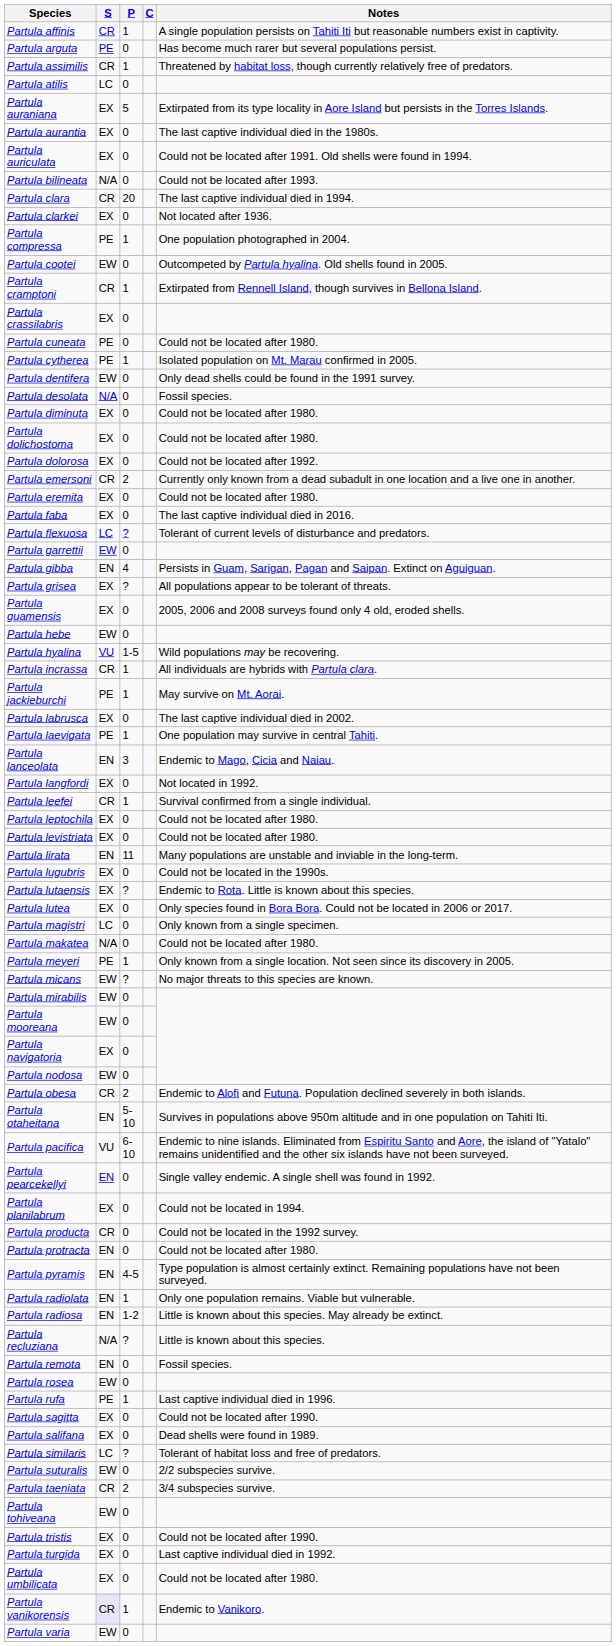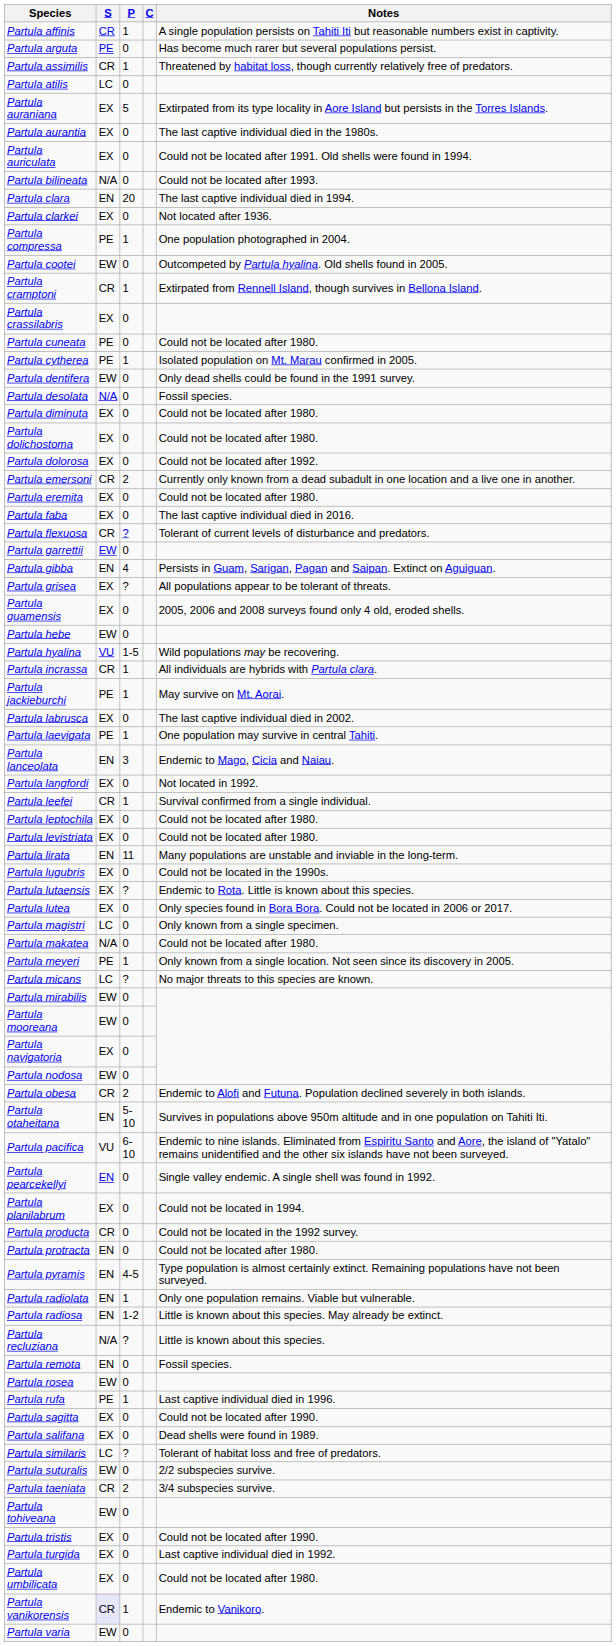(107, 198) CR -> (106, 198) EN
(106, 533) LC -> (107, 533) CR
(108, 979) EW -> (106, 979) LC
